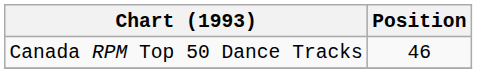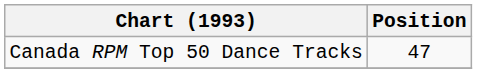(419, 53) 46 -> (419, 53) 47
